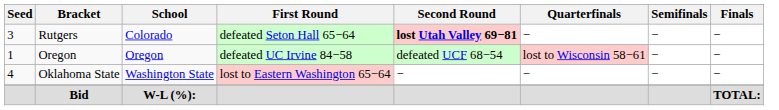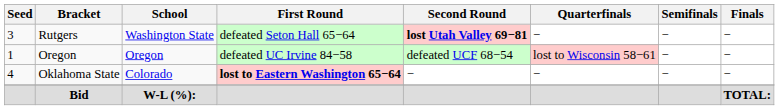(149, 34) Colorado -> (170, 34) Washington State
(170, 74) Washington State -> (149, 74) Colorado
(305, 74) normal -> (310, 74) bold
